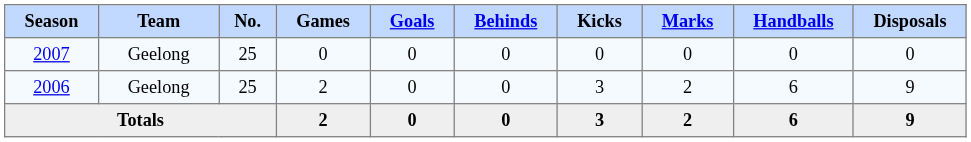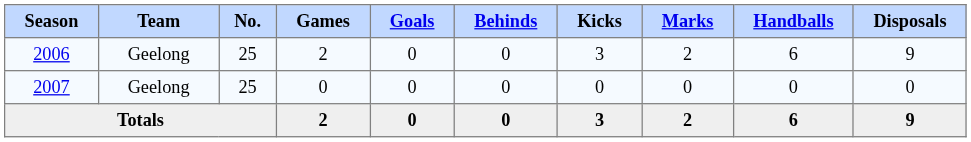rows swapped: (51, 87) <-> (51, 54)
